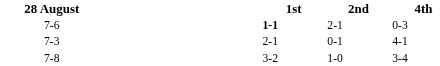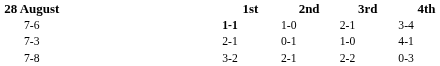+ column: (368, 9)
(335, 25) 2-1 -> (289, 25) 1-0
(400, 25) 0-3 -> (406, 25) 3-4
(335, 58) 1-0 -> (289, 58) 2-1
(400, 58) 3-4 -> (406, 58) 0-3
